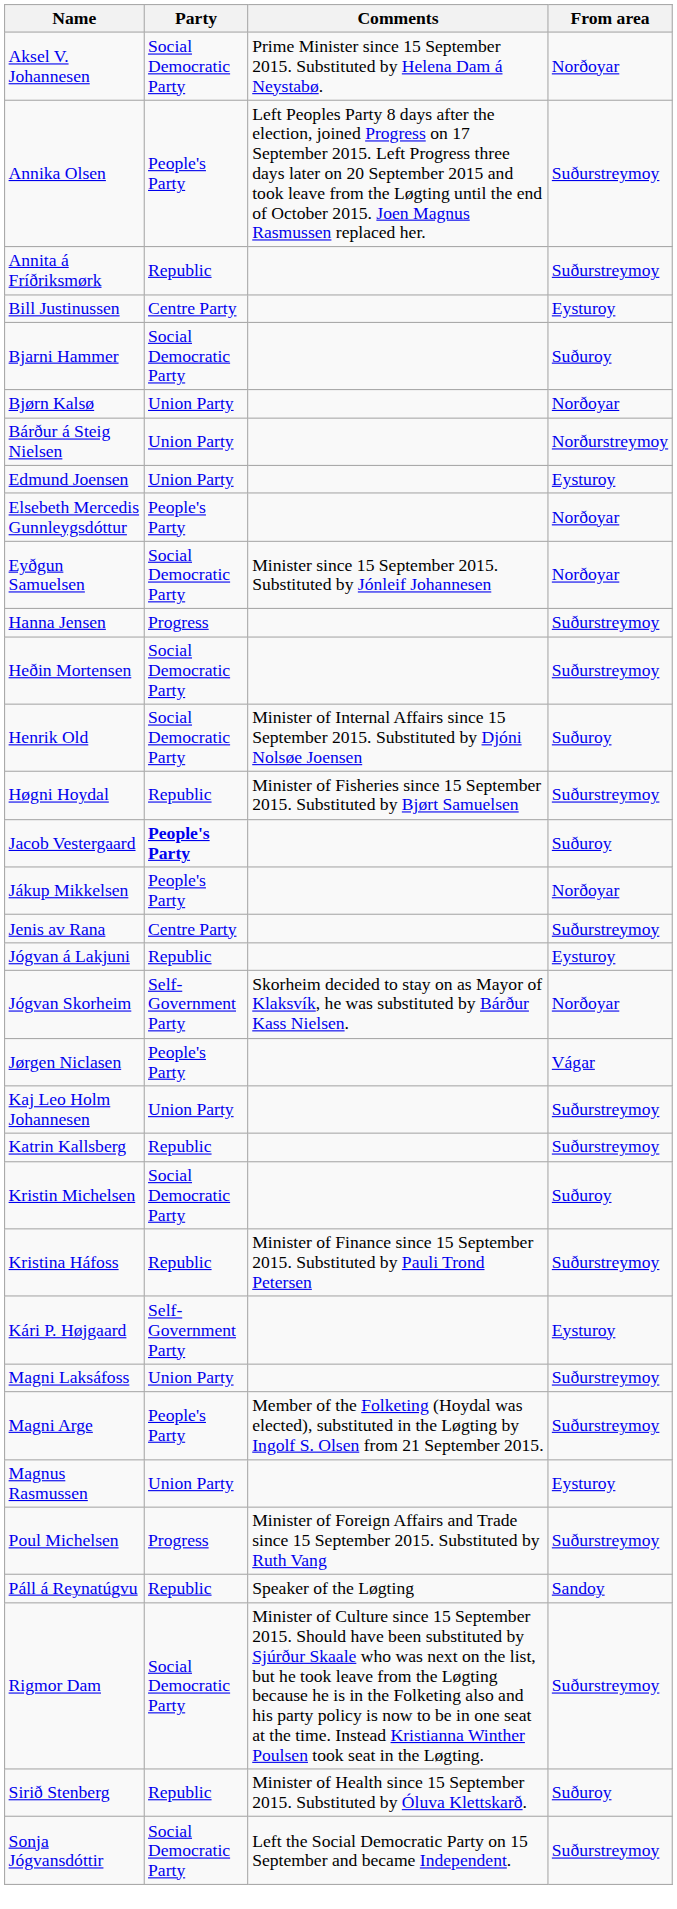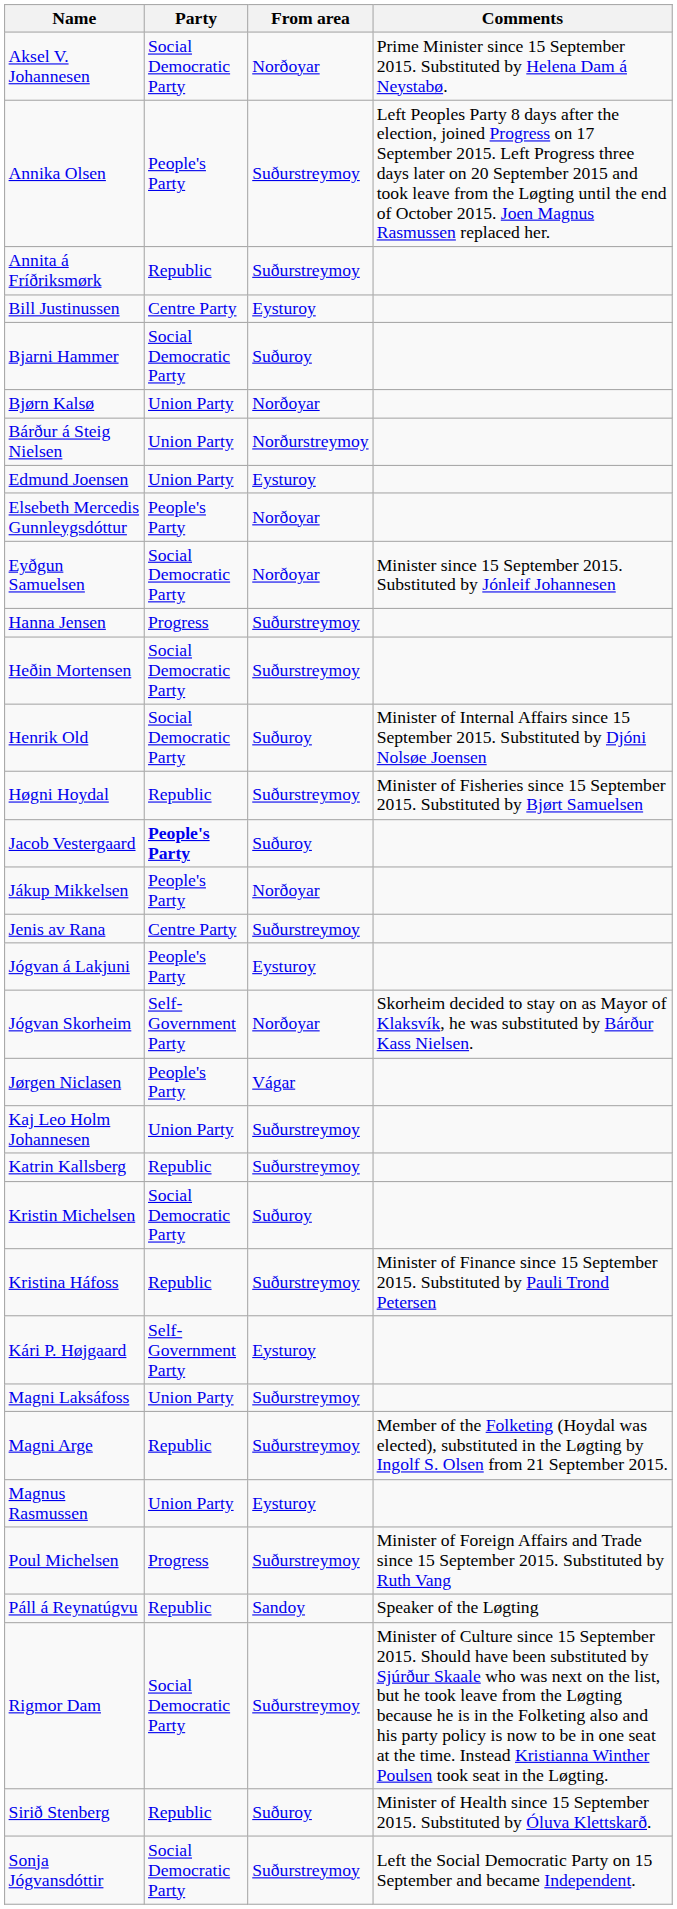columns swapped: (610, 18) <-> (398, 18)
(180, 956) Republic -> (177, 966) People's Party
(177, 1425) People's Party -> (180, 1445) Republic
